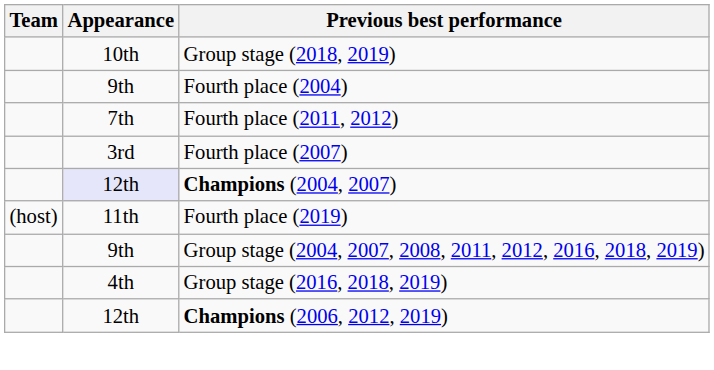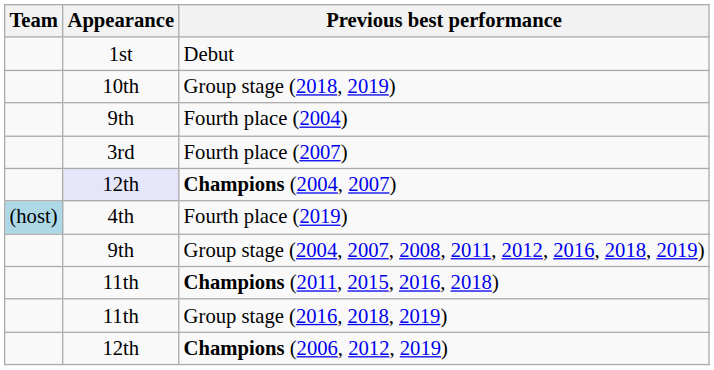+ row: (209, 53)
- row: (291, 119)
(33, 217) no background -> (33, 217) lightblue background
(121, 217) 11th -> (121, 217) 4th
+ row: (341, 282)
(121, 282) 4th -> (121, 315) 11th
